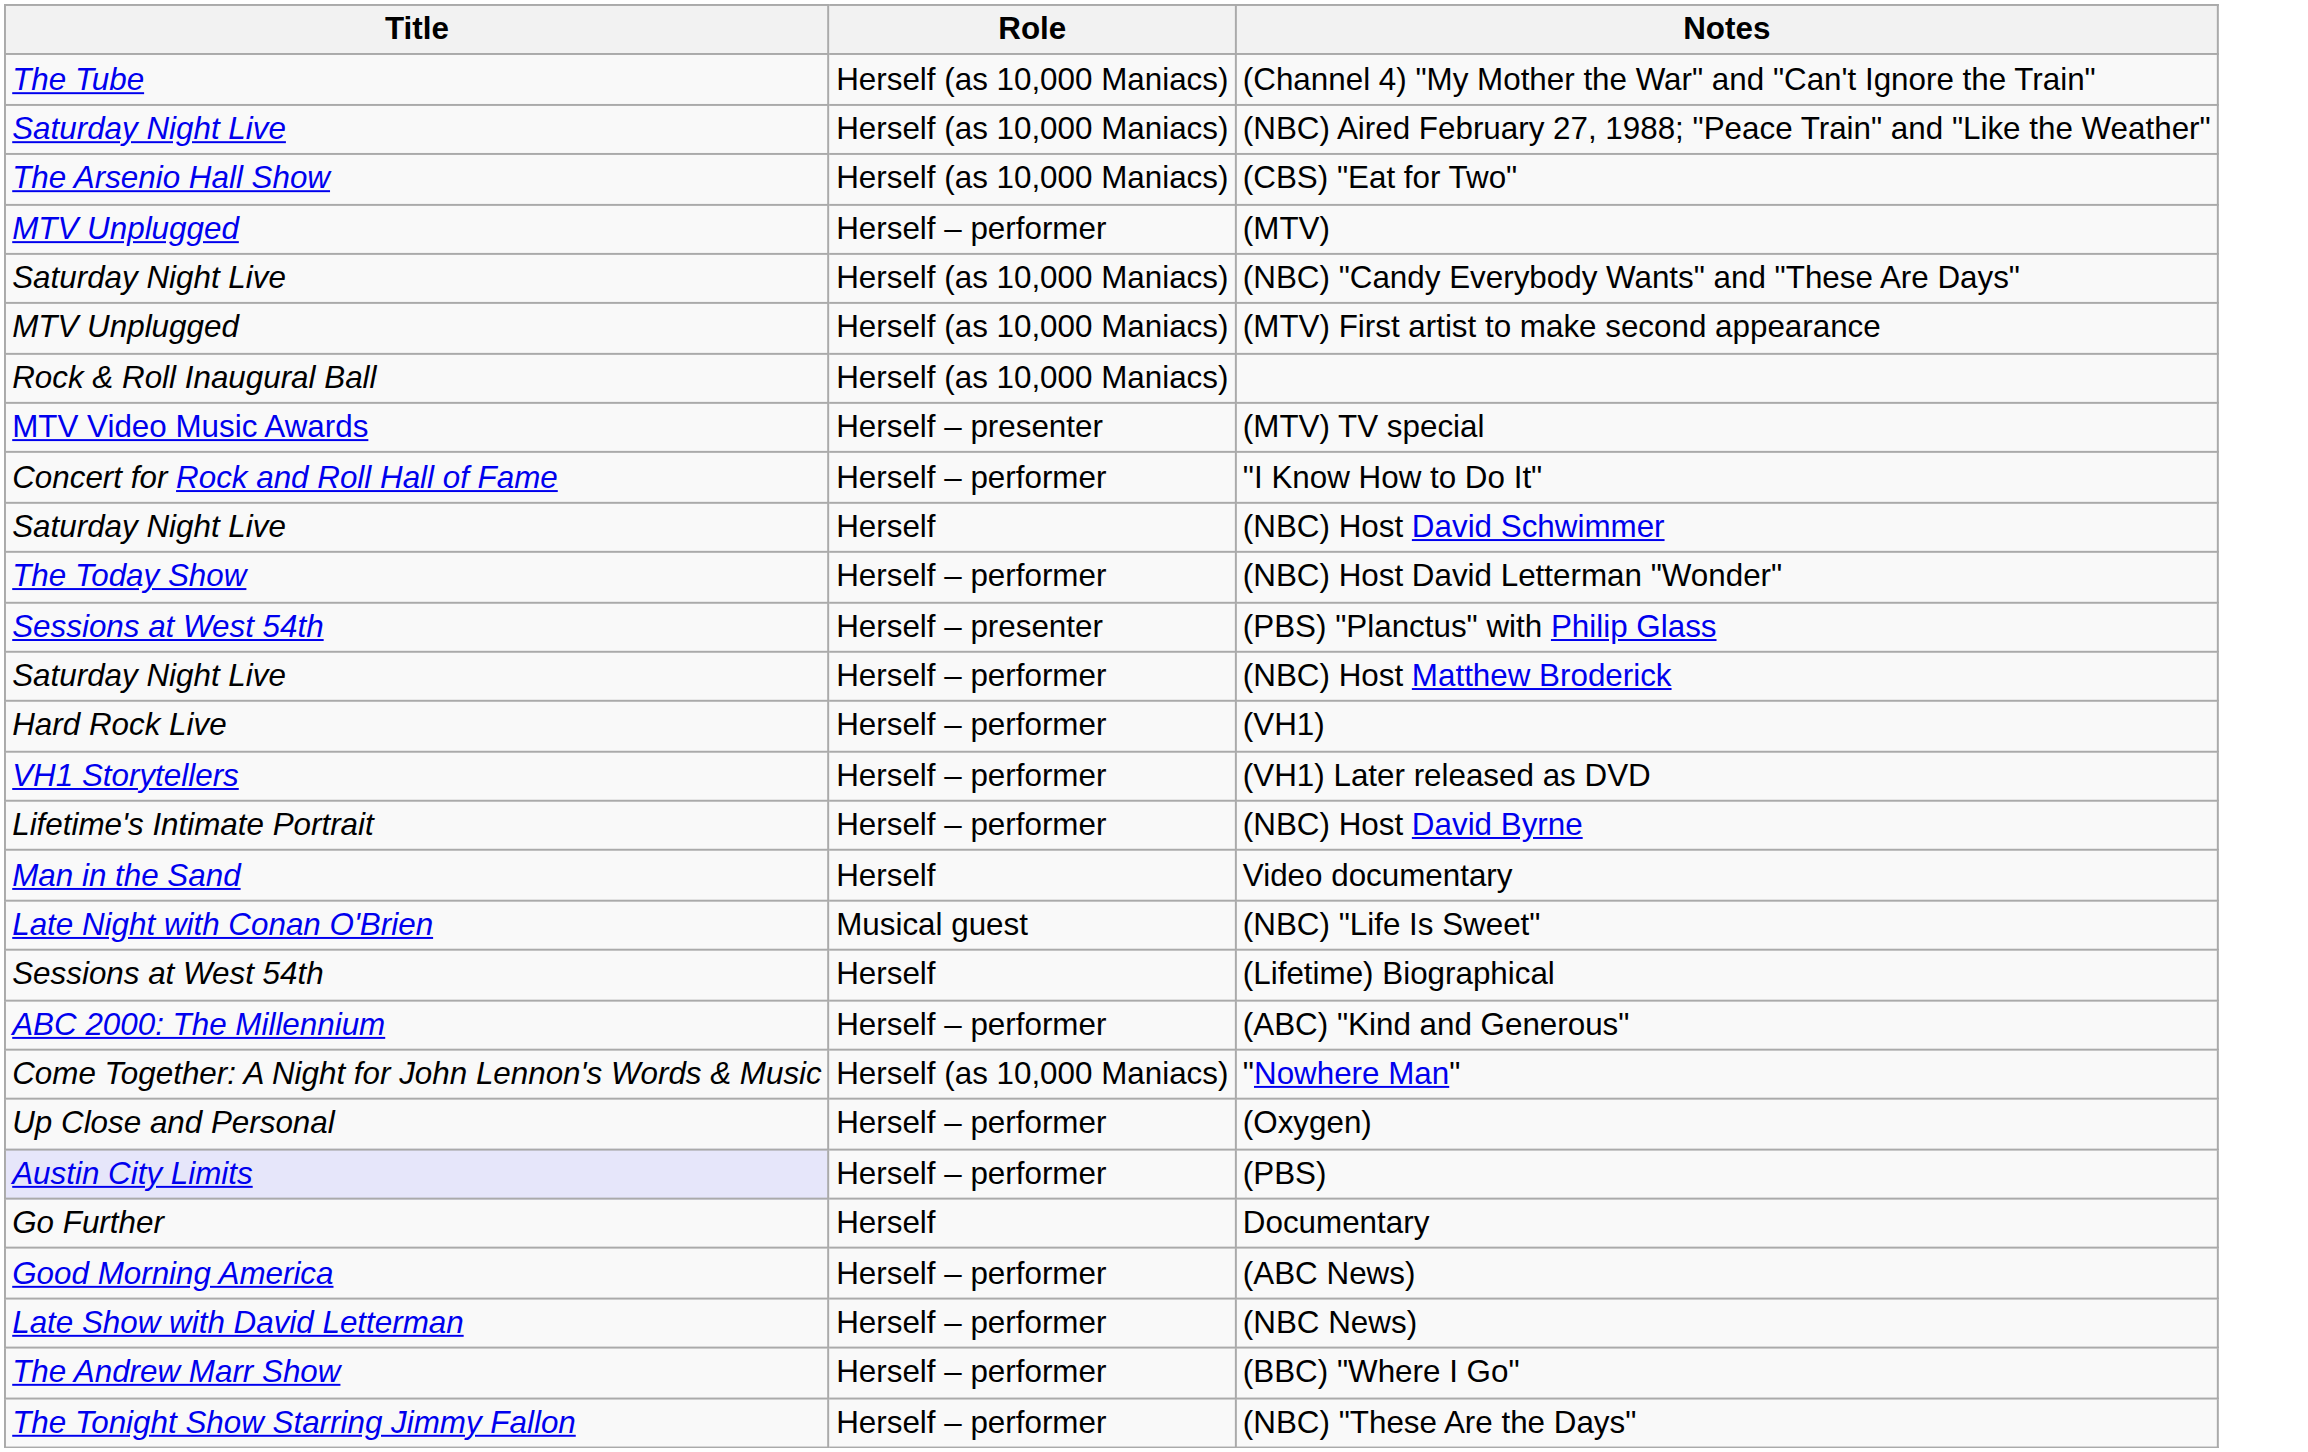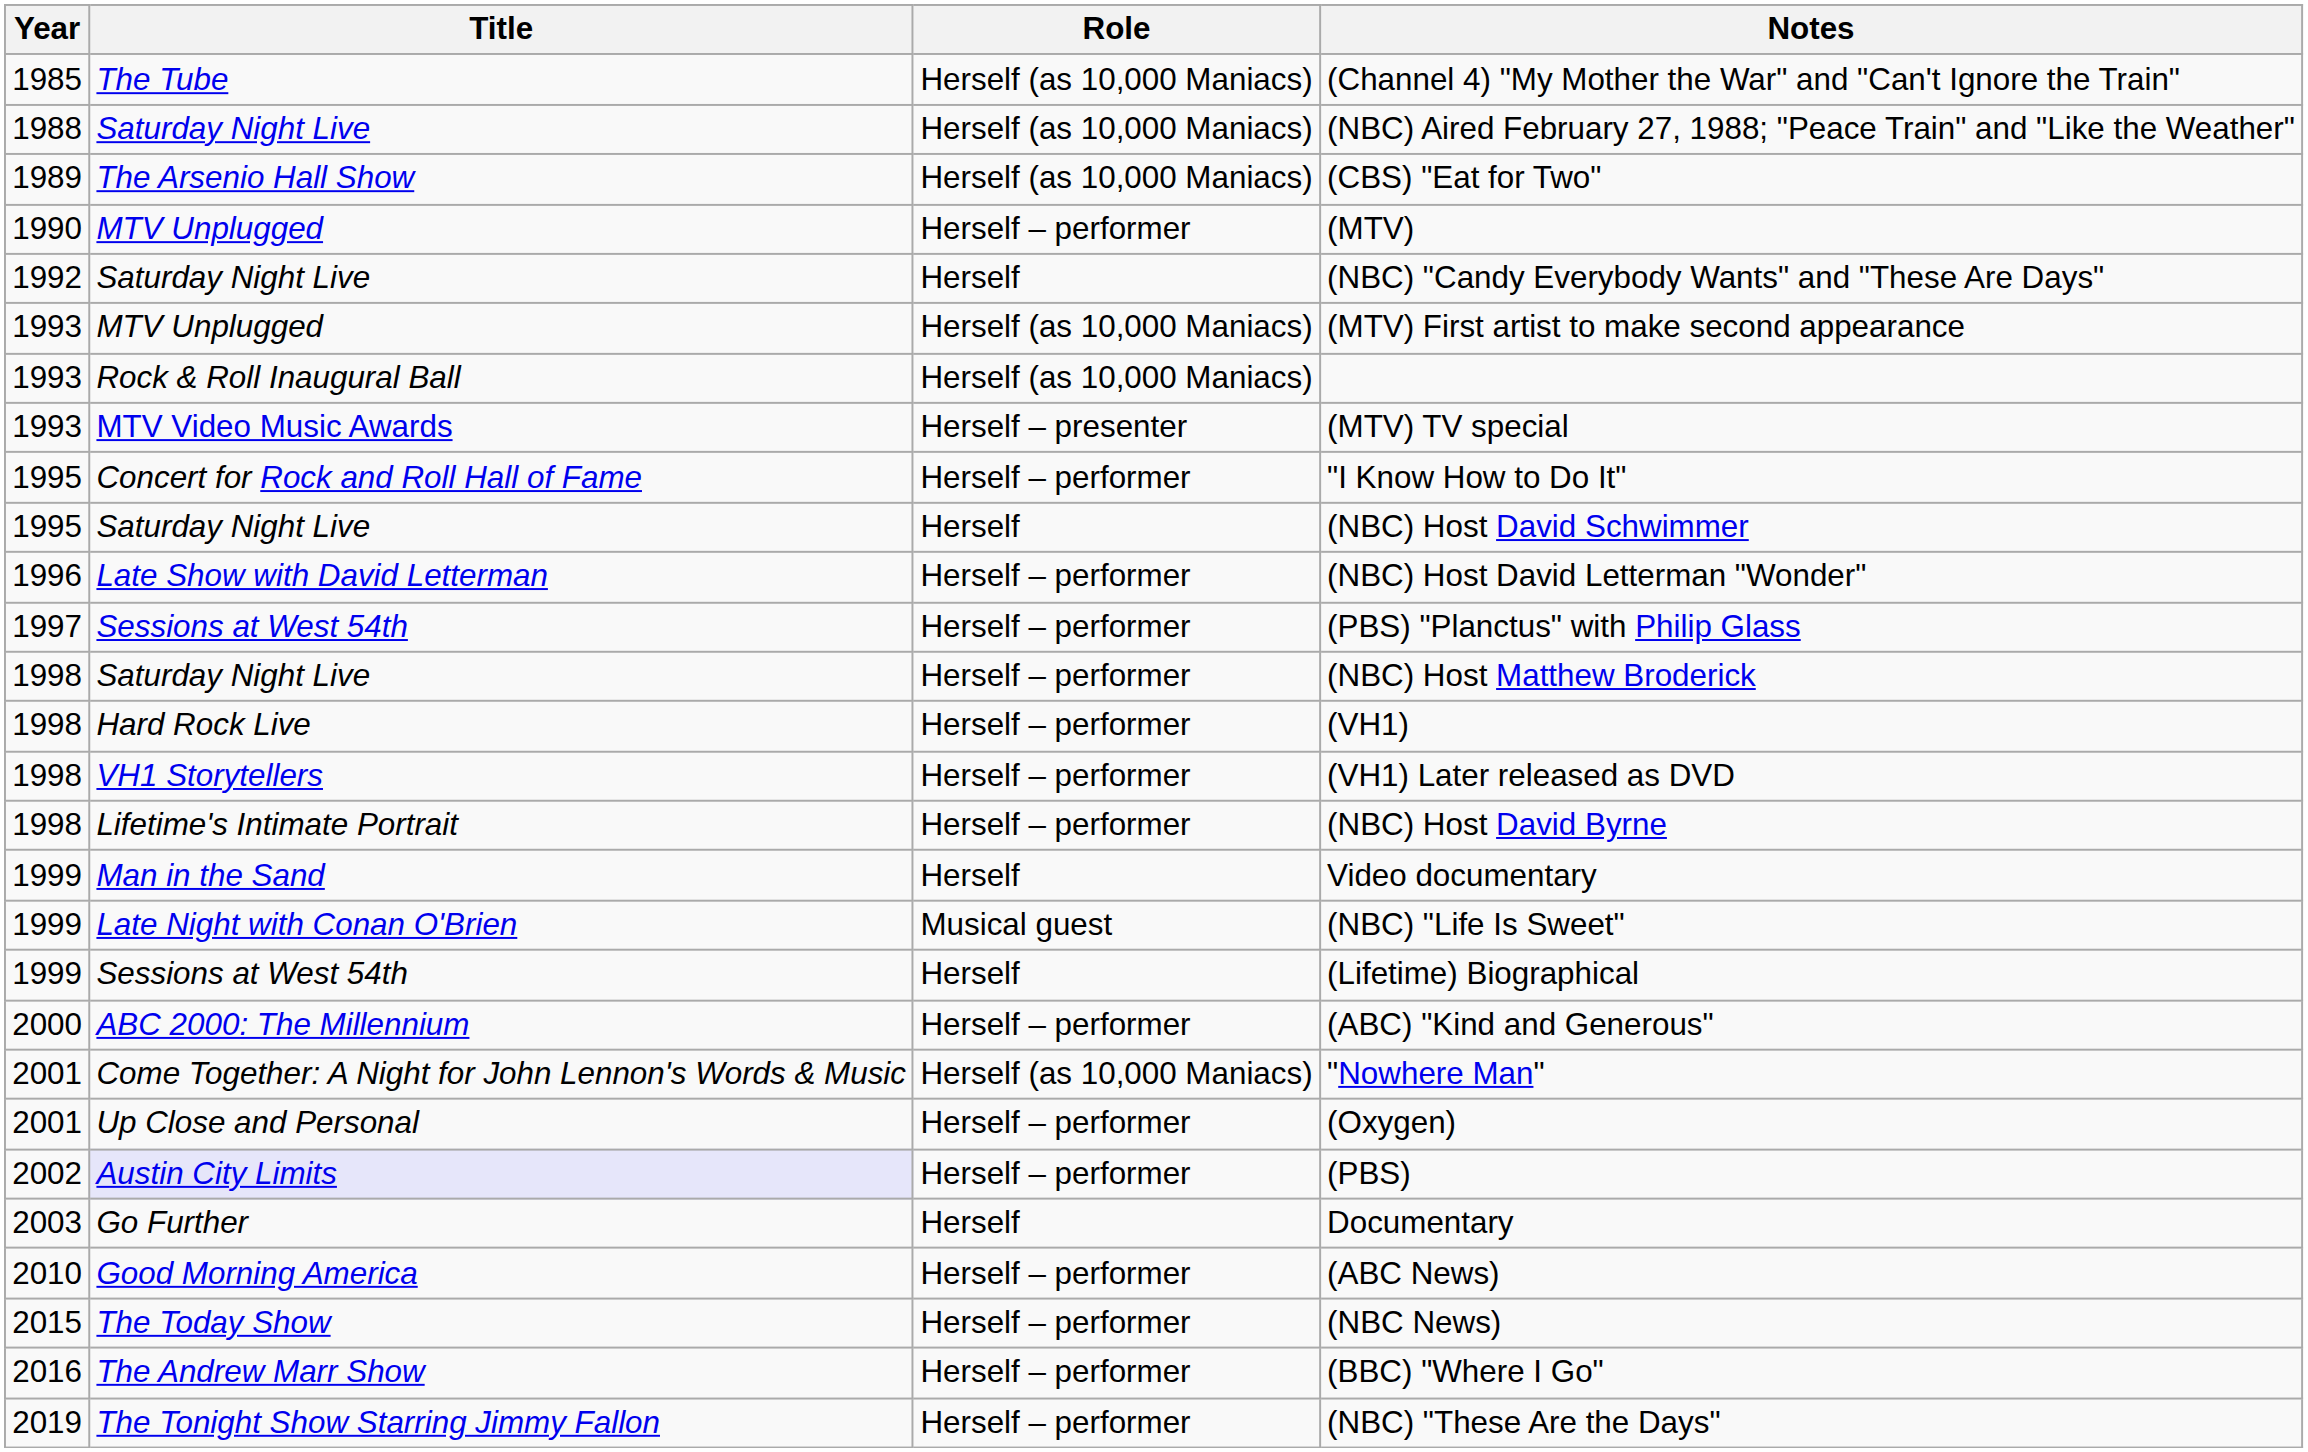+ column: (47, 29)
(1032, 278) Herself (as 10,000 Maniacs) -> (970, 278) Herself
(129, 576) The Today Show -> (322, 576) Late Show with David Letterman
(970, 626) Herself – presenter -> (1055, 626) Herself – performer
(238, 1322) Late Show with David Letterman -> (214, 1322) The Today Show
